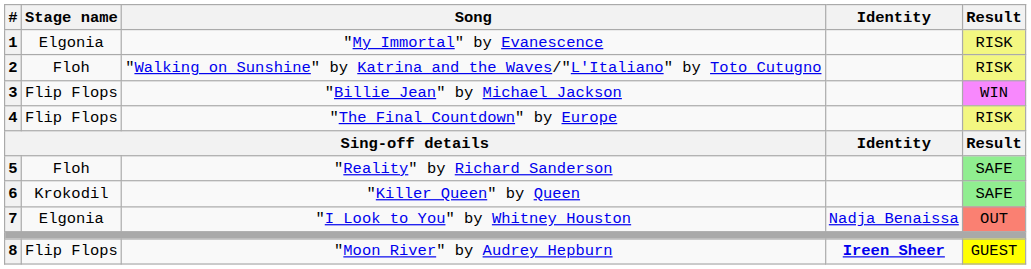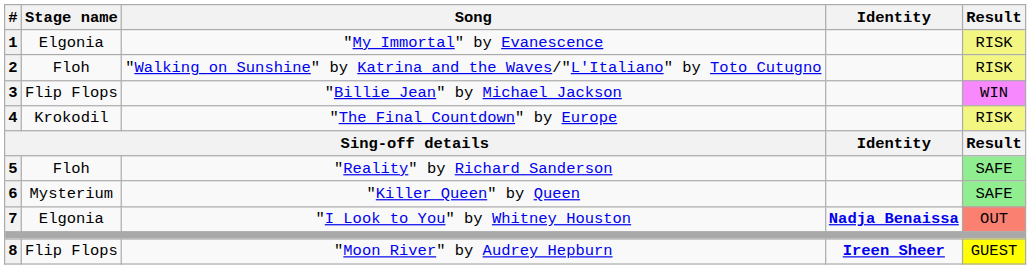(71, 118) Flip Flops -> (71, 118) Krokodil
(71, 194) Krokodil -> (71, 194) Mysterium
(894, 219) normal -> (894, 219) bold
